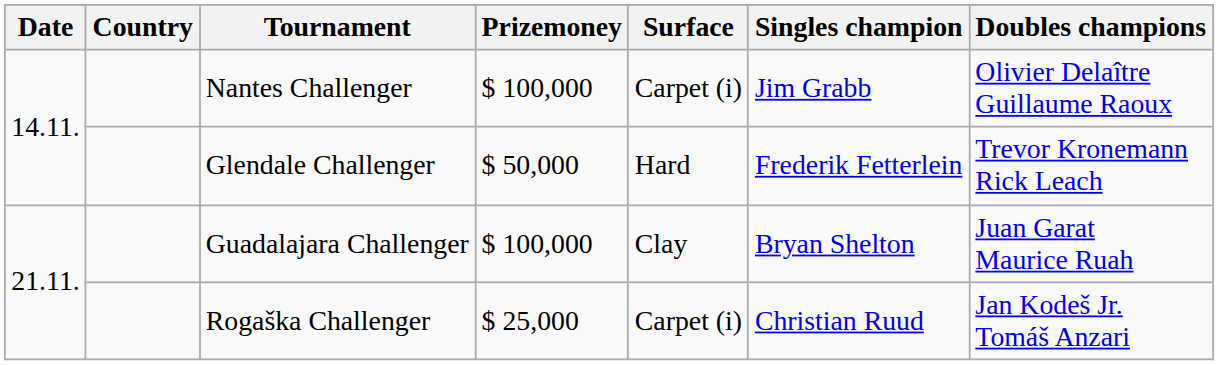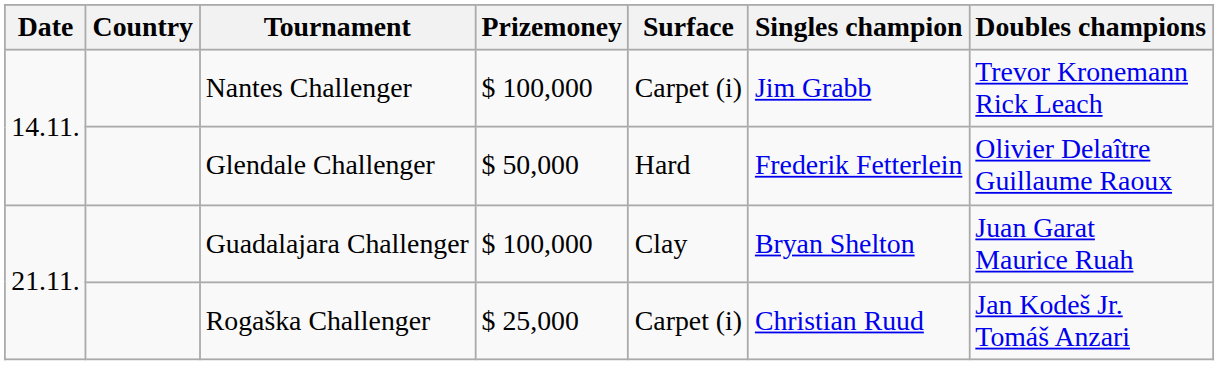(1074, 87) Olivier Delaître Guillaume Raoux -> (1082, 87) Trevor Kronemann Rick Leach
(1082, 165) Trevor Kronemann Rick Leach -> (1074, 165) Olivier Delaître Guillaume Raoux
